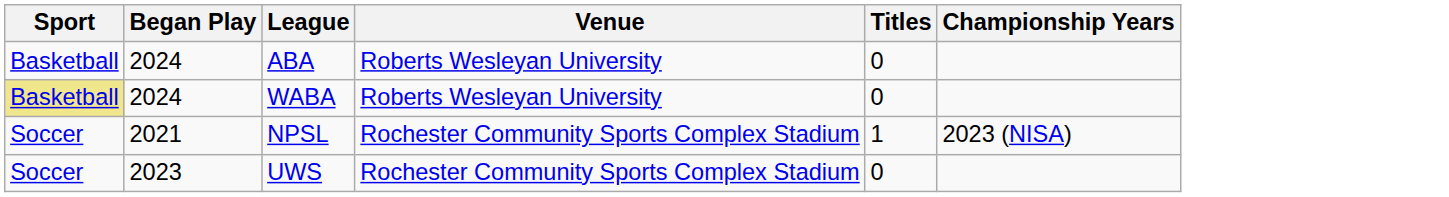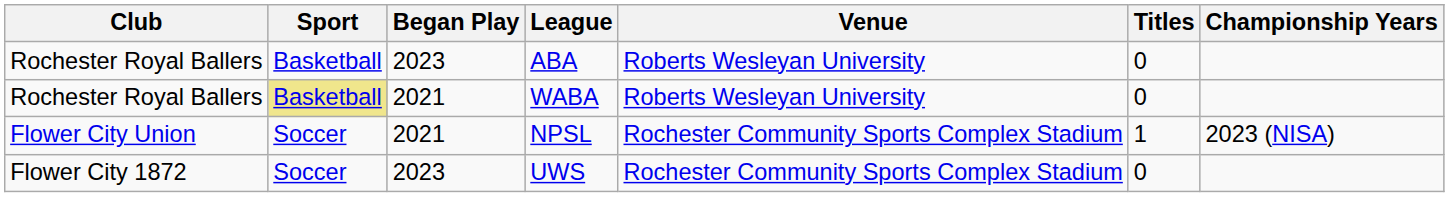+ column: (136, 23)
(156, 60) 2024 -> (419, 60) 2023
(156, 97) 2024 -> (419, 97) 2021
